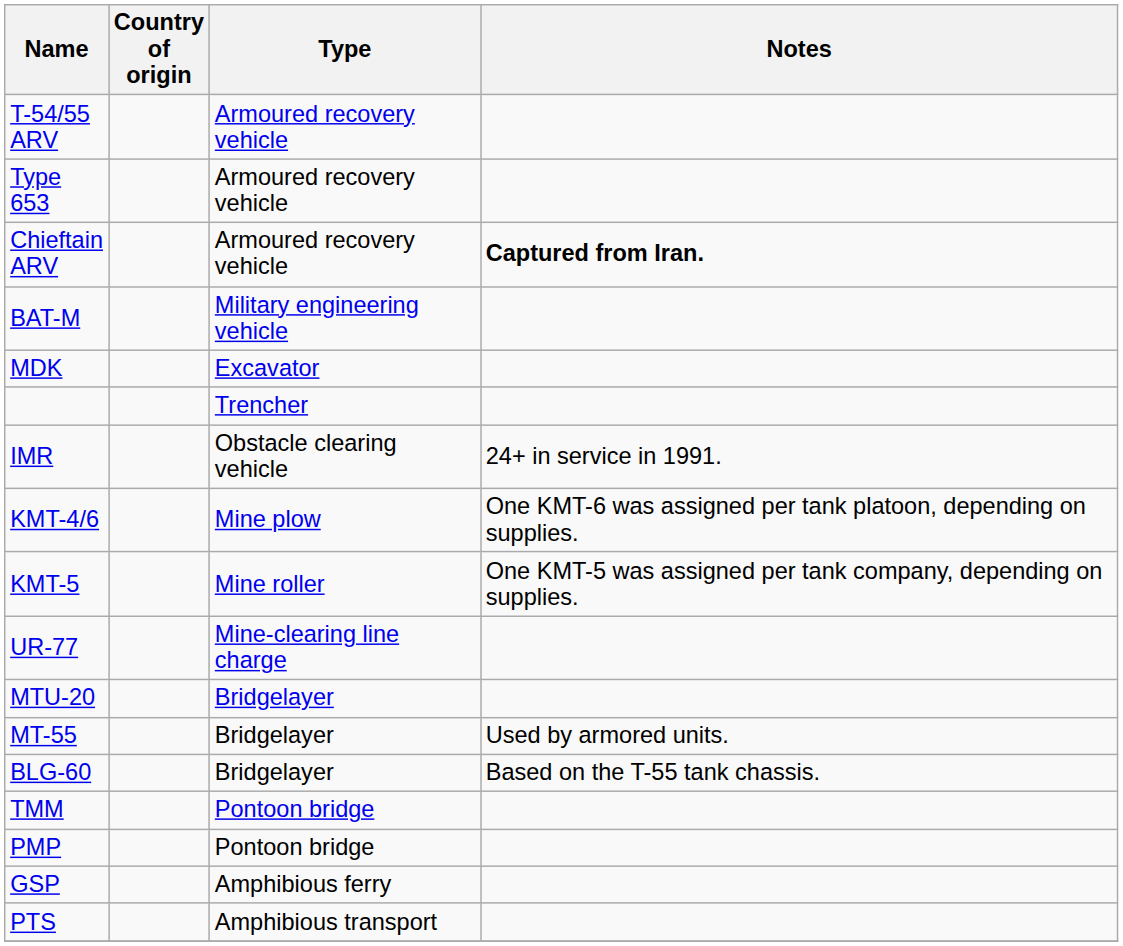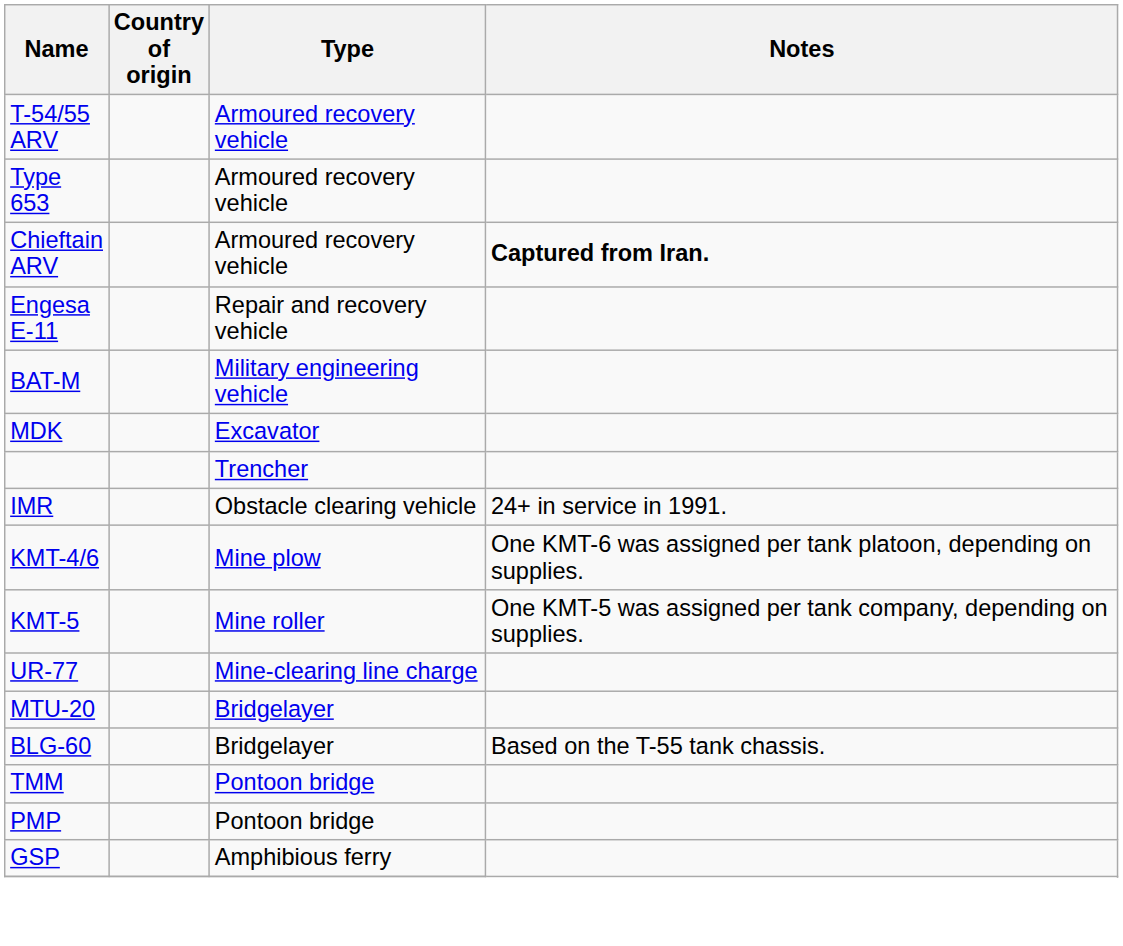+ row: (50, 317)
- row: (43, 735)
- row: (33, 921)
